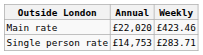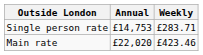rows swapped: (32, 27) <-> (57, 42)
